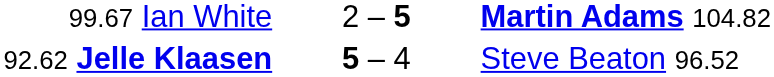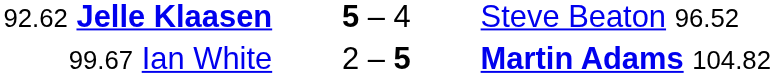rows swapped: (138, 58) <-> (170, 16)
